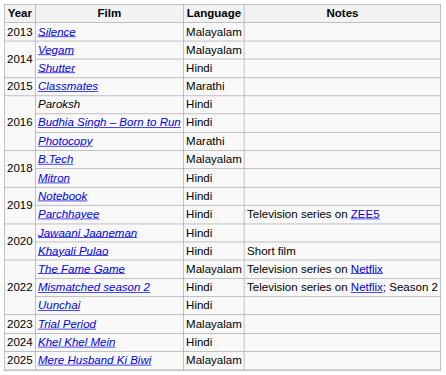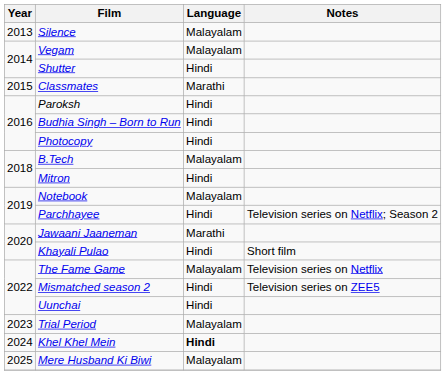(205, 141) Marathi -> (199, 141) Hindi
(199, 196) Hindi -> (214, 196) Malayalam
(313, 214) Television series on ZEE5 -> (343, 214) Television series on Netflix; Season 2
(199, 232) Hindi -> (205, 232) Marathi
(343, 287) Television series on Netflix; Season 2 -> (313, 287) Television series on ZEE5
(199, 342) normal -> (200, 342) bold
